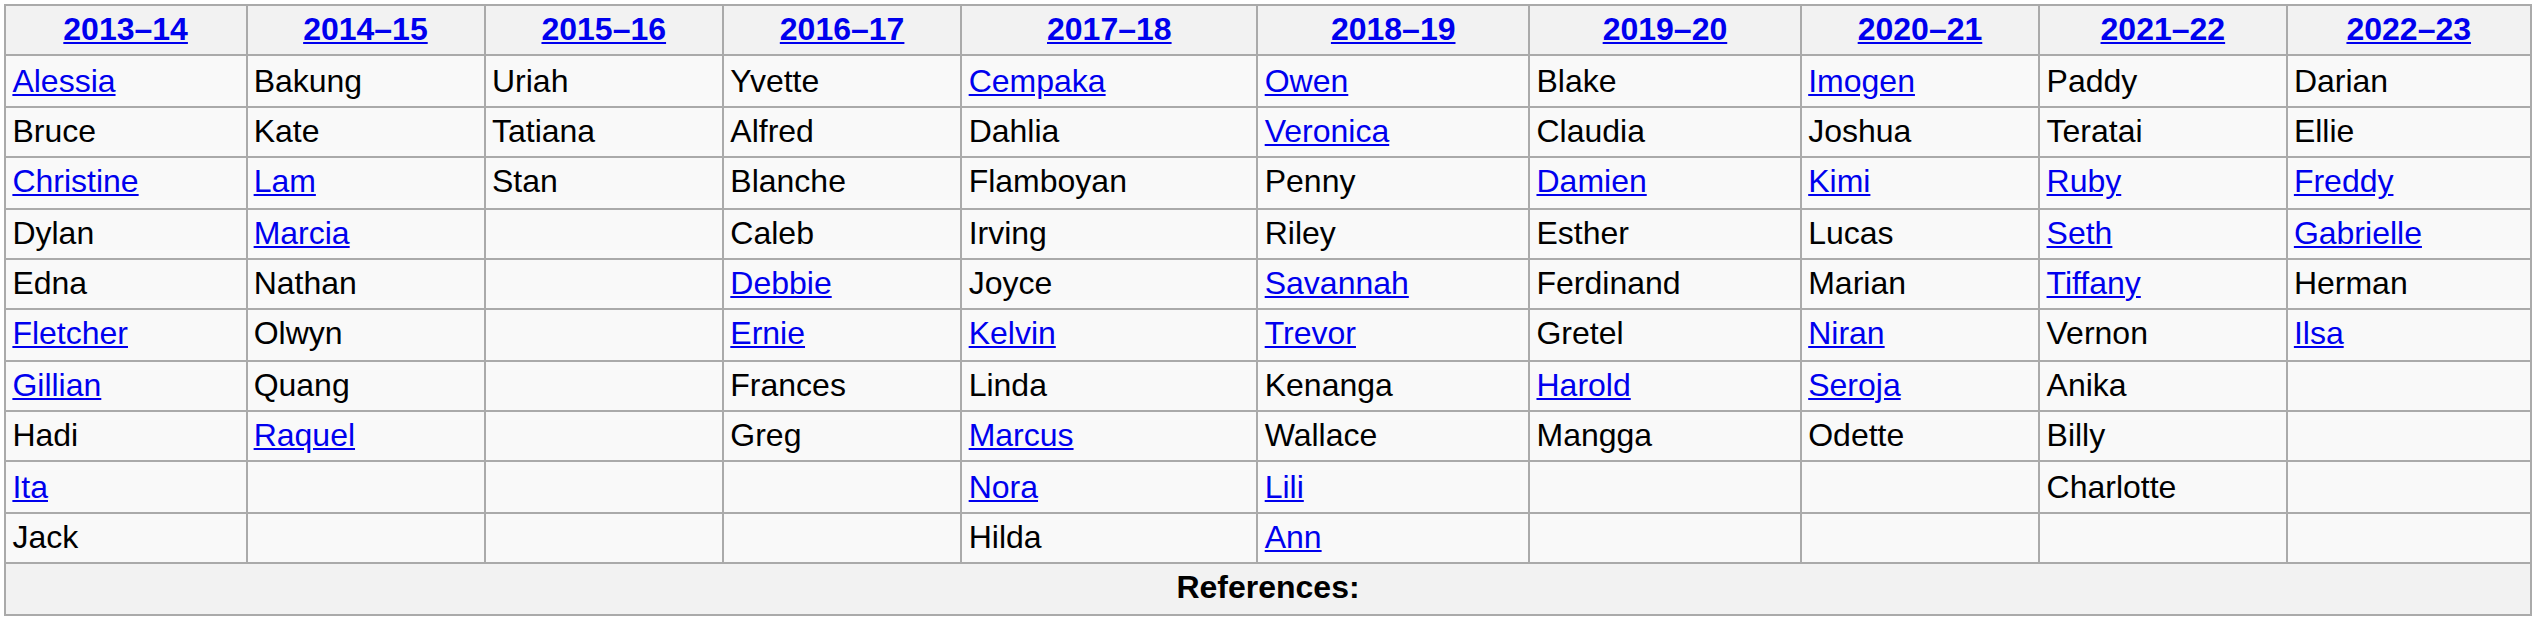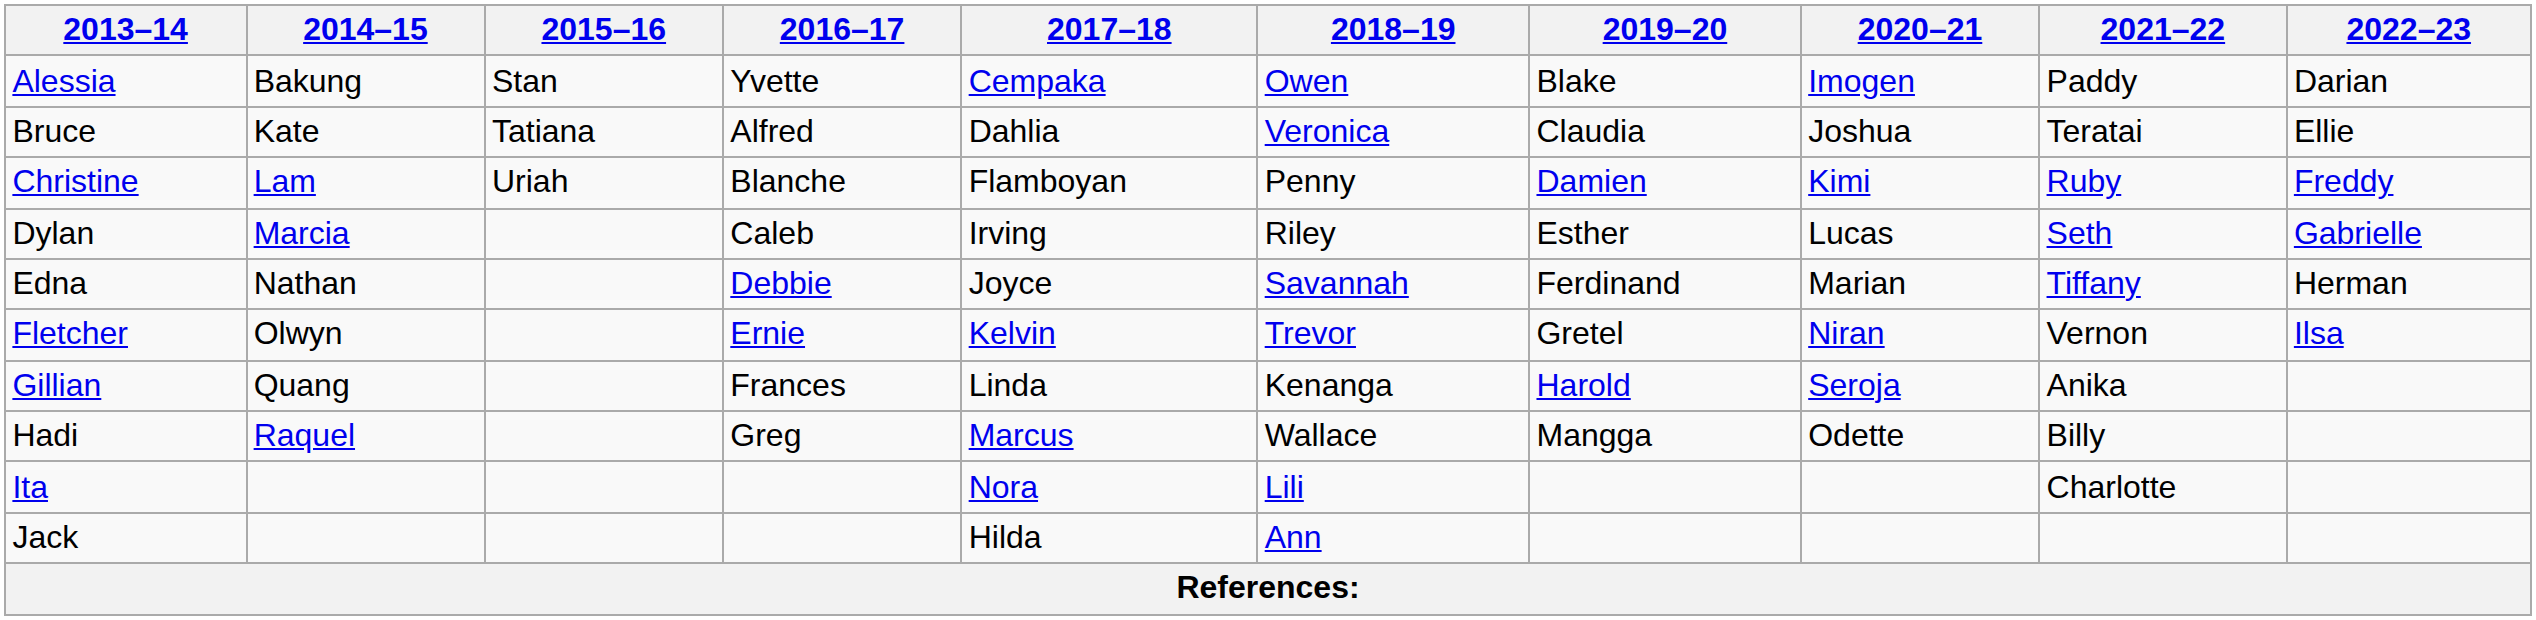(530, 80) Uriah -> (525, 80) Stan
(525, 182) Stan -> (530, 182) Uriah
